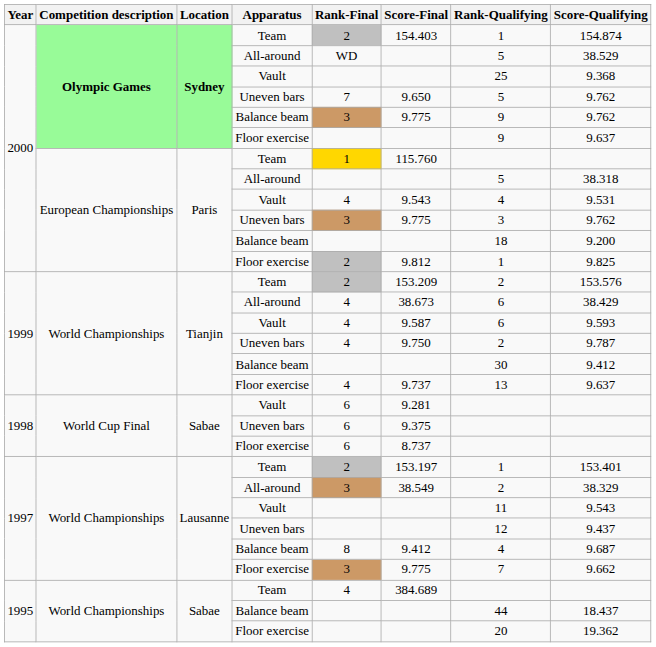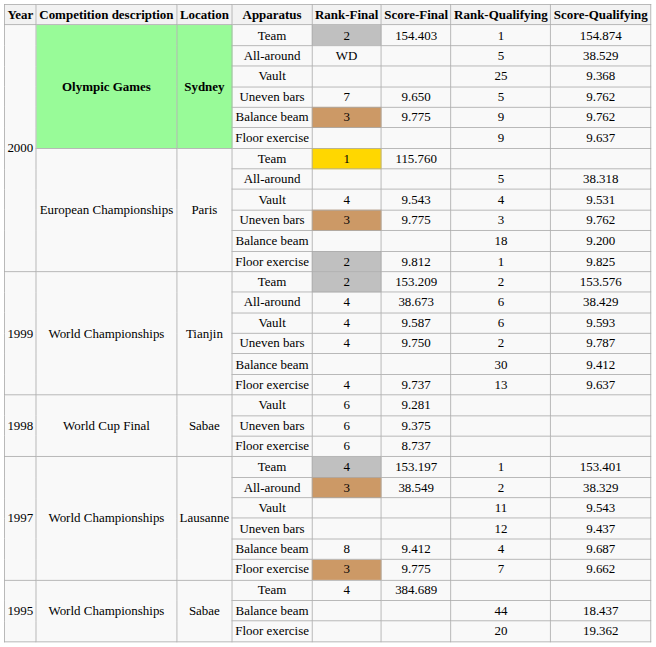(347, 466) 2 -> (347, 466) 4
